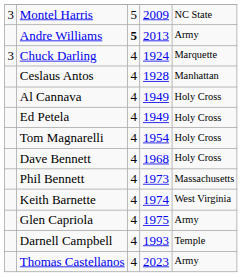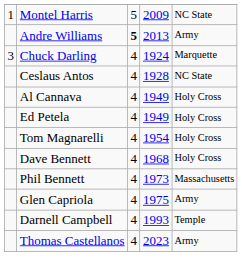(11, 14) 3 -> (11, 14) 1
(197, 76) Manhattan -> (193, 76) NC State
- row: (58, 199)
